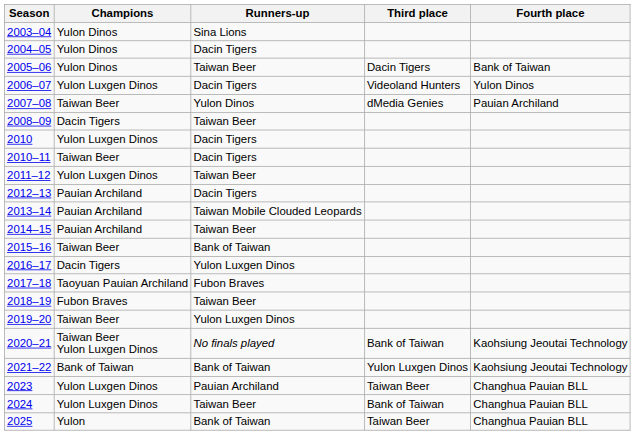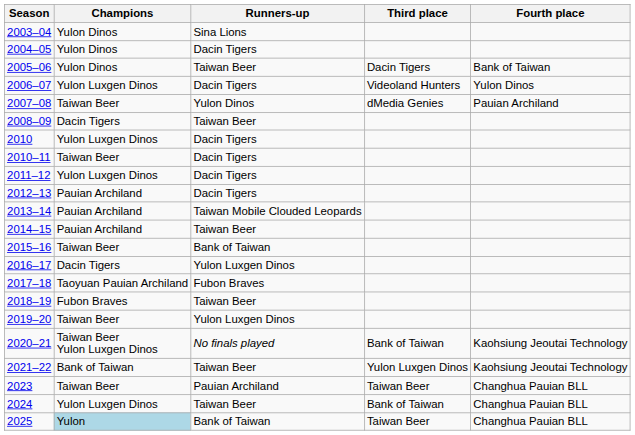(225, 176) Taiwan Beer -> (225, 176) Dacin Tigers
(232, 368) Bank of Taiwan -> (225, 368) Taiwan Beer
(107, 386) Yulon Luxgen Dinos -> (88, 386) Taiwan Beer
(71, 422) no background -> (71, 422) lightblue background
